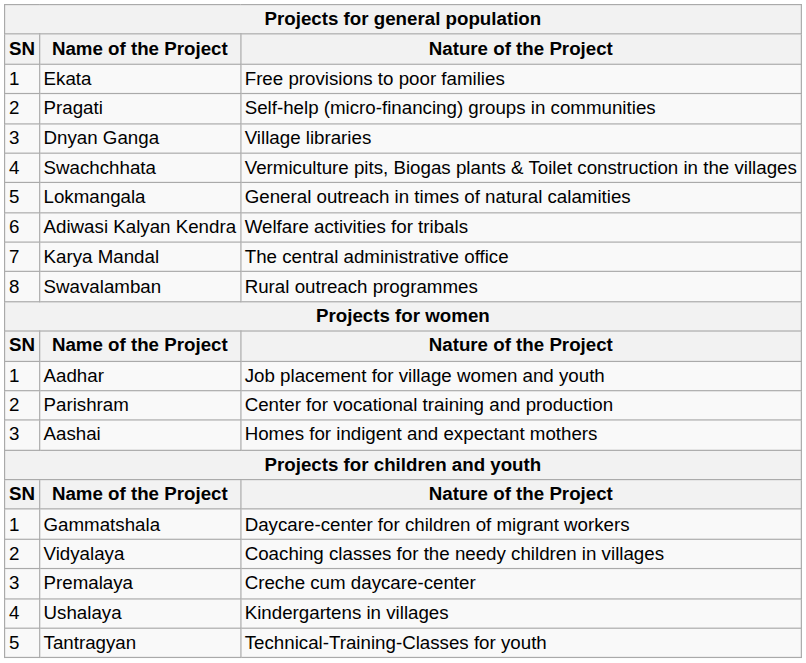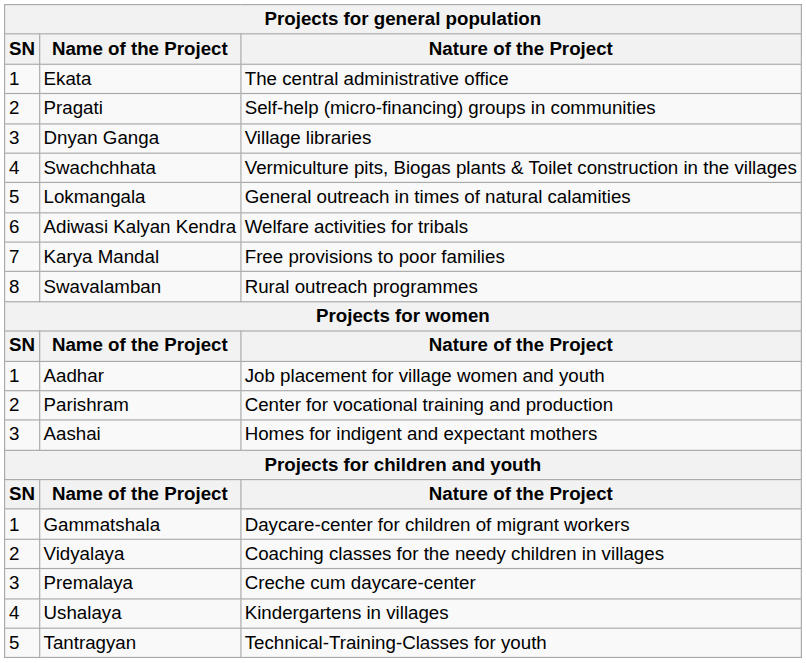(375, 78) Free provisions to poor families -> (377, 78) The central administrative office
(377, 256) The central administrative office -> (375, 256) Free provisions to poor families
